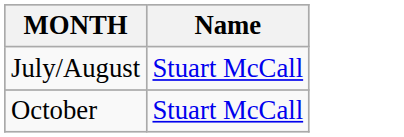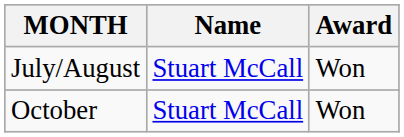+ column: (354, 25)
